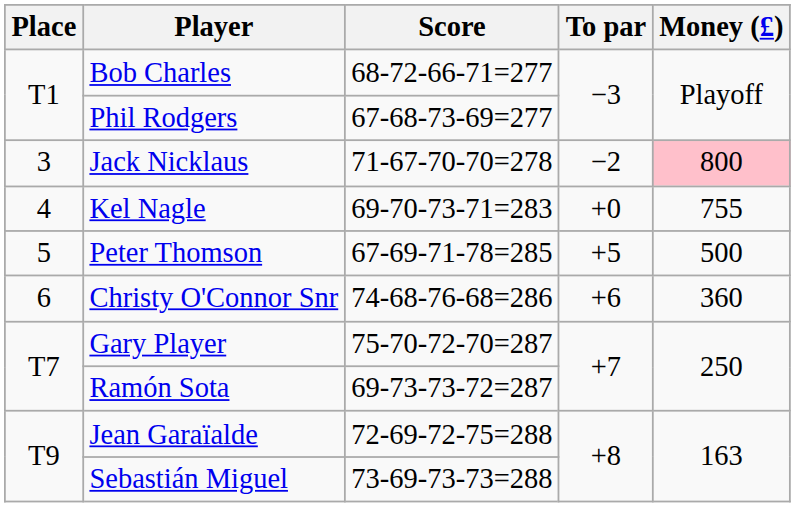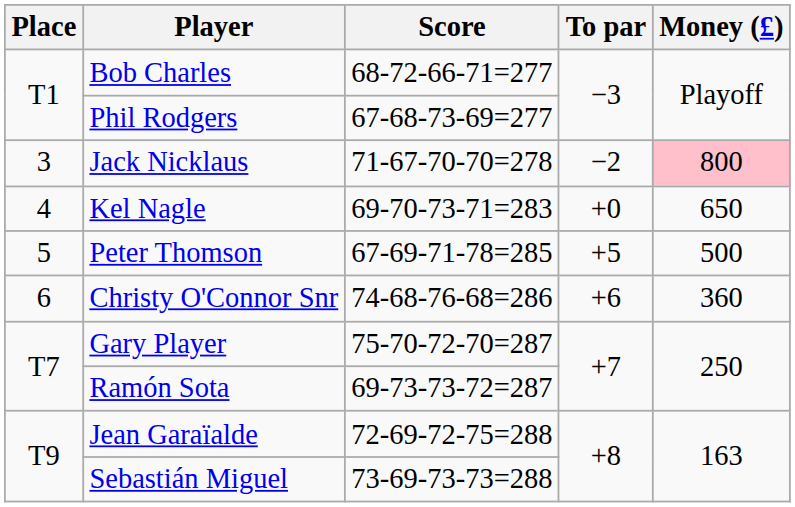(721, 207) 755 -> (721, 207) 650
